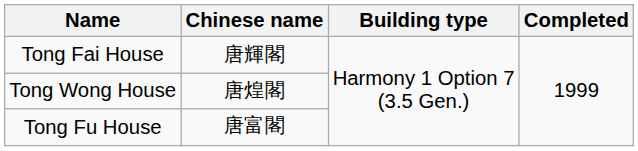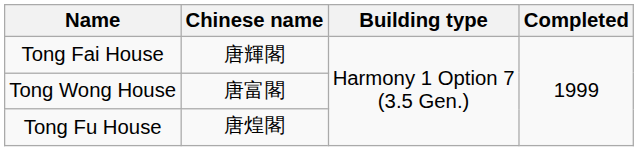(254, 90) 唐煌閣 -> (254, 90) 唐富閣
(254, 126) 唐富閣 -> (254, 126) 唐煌閣
